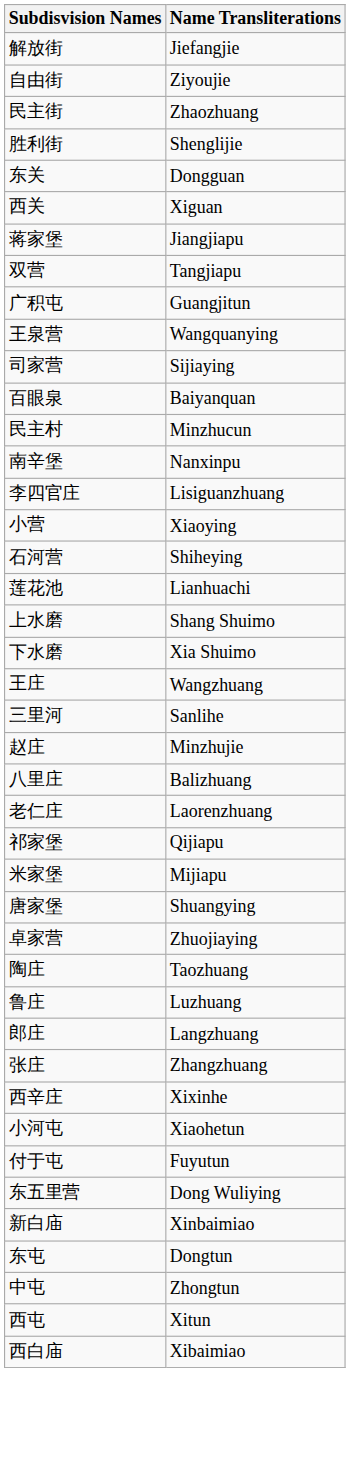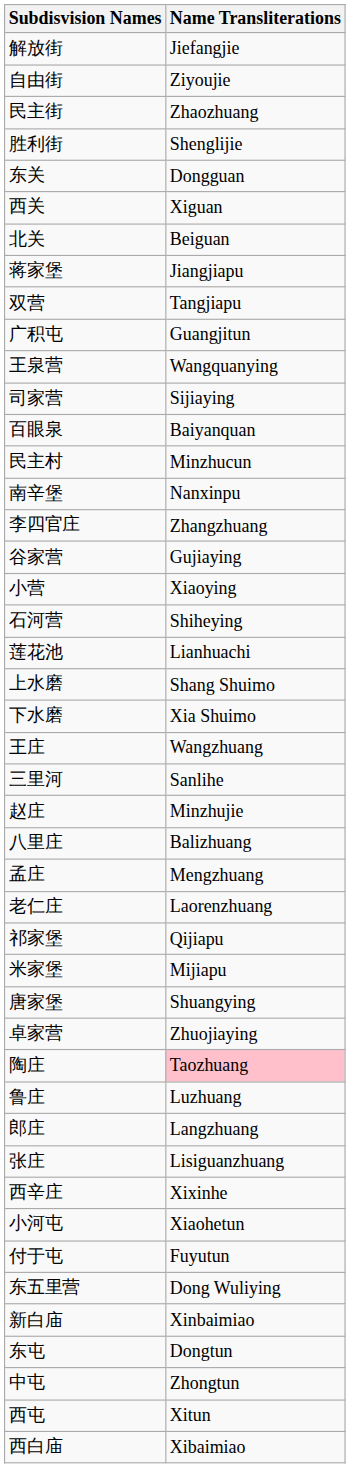+ row: (27, 238)
(227, 493) Lisiguanzhuang -> (219, 525) Zhangzhuang
+ row: (36, 556)
+ row: (27, 874)
(209, 970) no background -> (209, 1065) pink background
(219, 1065) Zhangzhuang -> (227, 1161) Lisiguanzhuang
